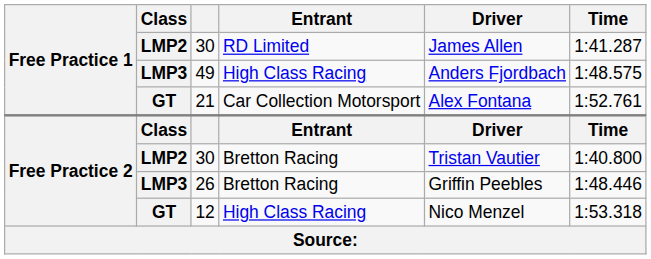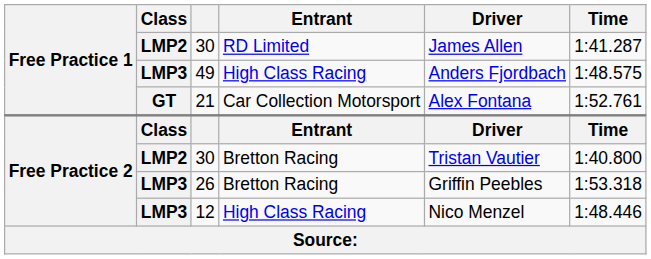(608, 185) 1:48.446 -> (608, 185) 1:53.318
(164, 213) GT -> (164, 213) LMP3
(608, 213) 1:53.318 -> (608, 213) 1:48.446
